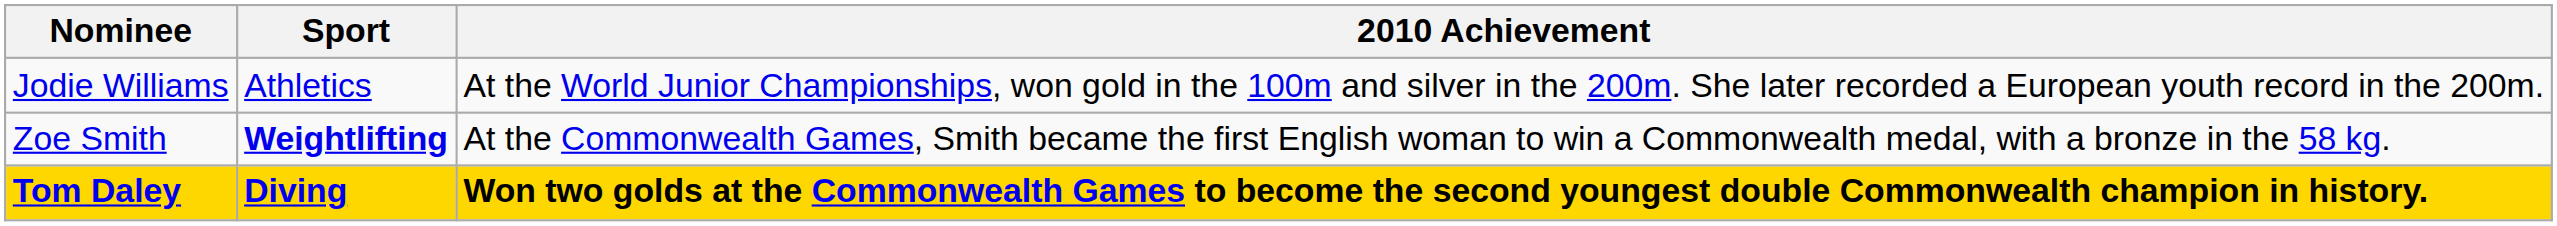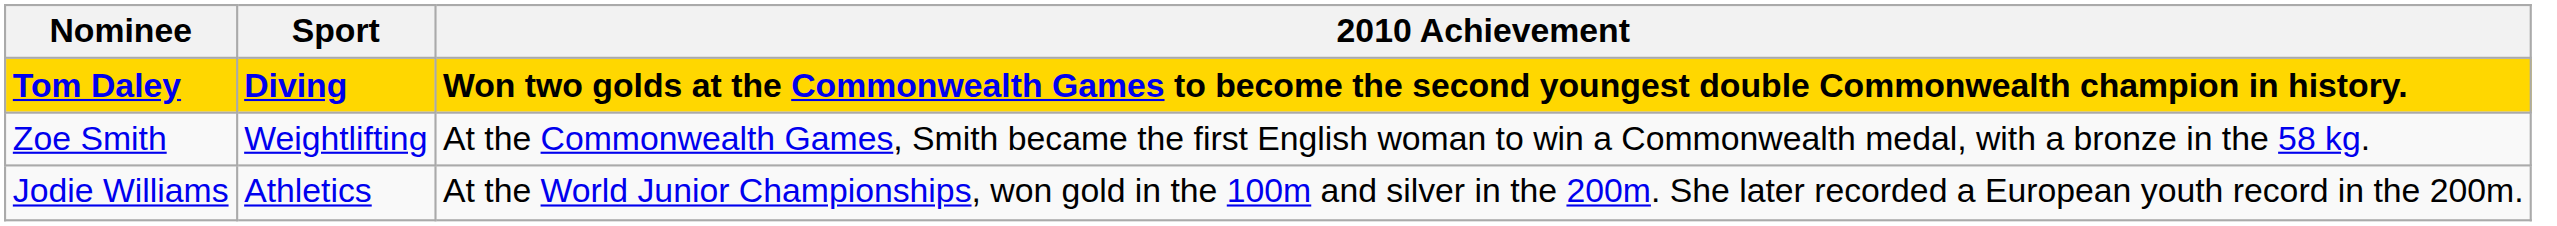rows swapped: (97, 191) <-> (121, 84)
(346, 138) bold -> (336, 138) normal
